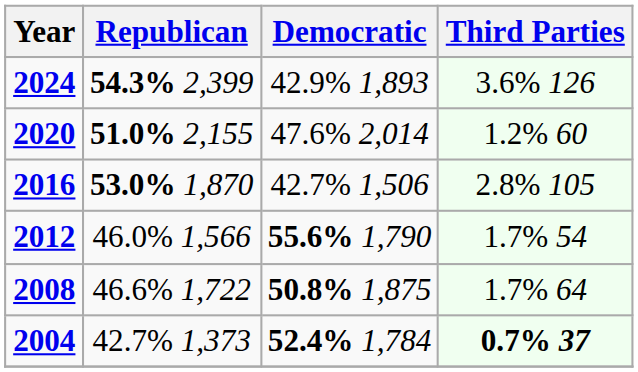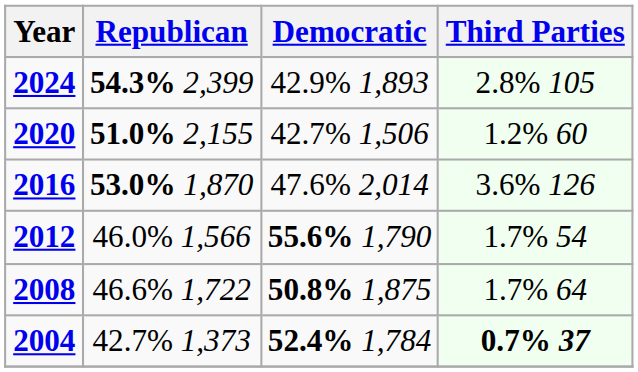(535, 82) 3.6% 126 -> (535, 82) 2.8% 105
(350, 134) 47.6% 2,014 -> (350, 134) 42.7% 1,506
(350, 185) 42.7% 1,506 -> (350, 185) 47.6% 2,014
(535, 185) 2.8% 105 -> (535, 185) 3.6% 126
